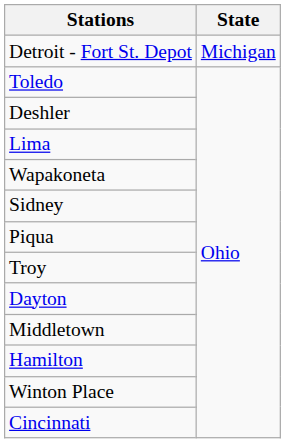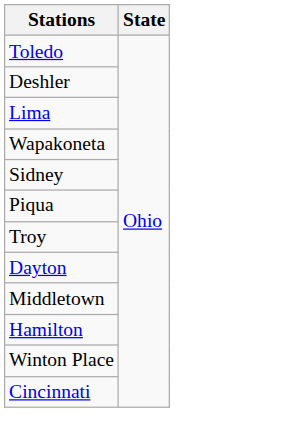- row: (100, 50)
